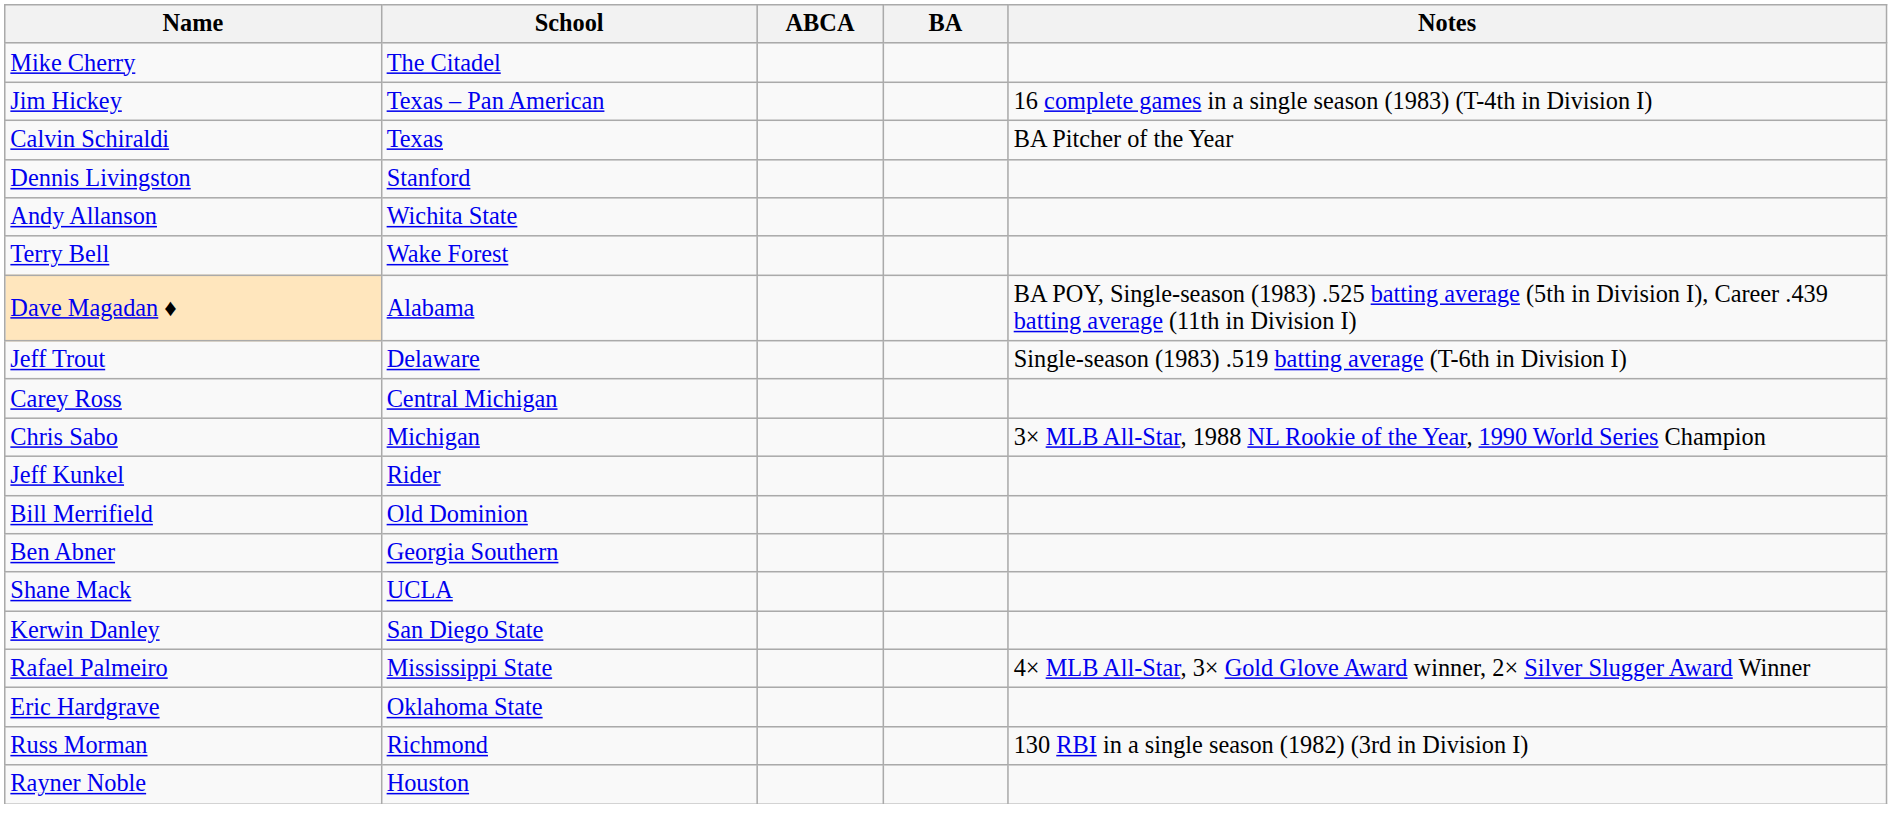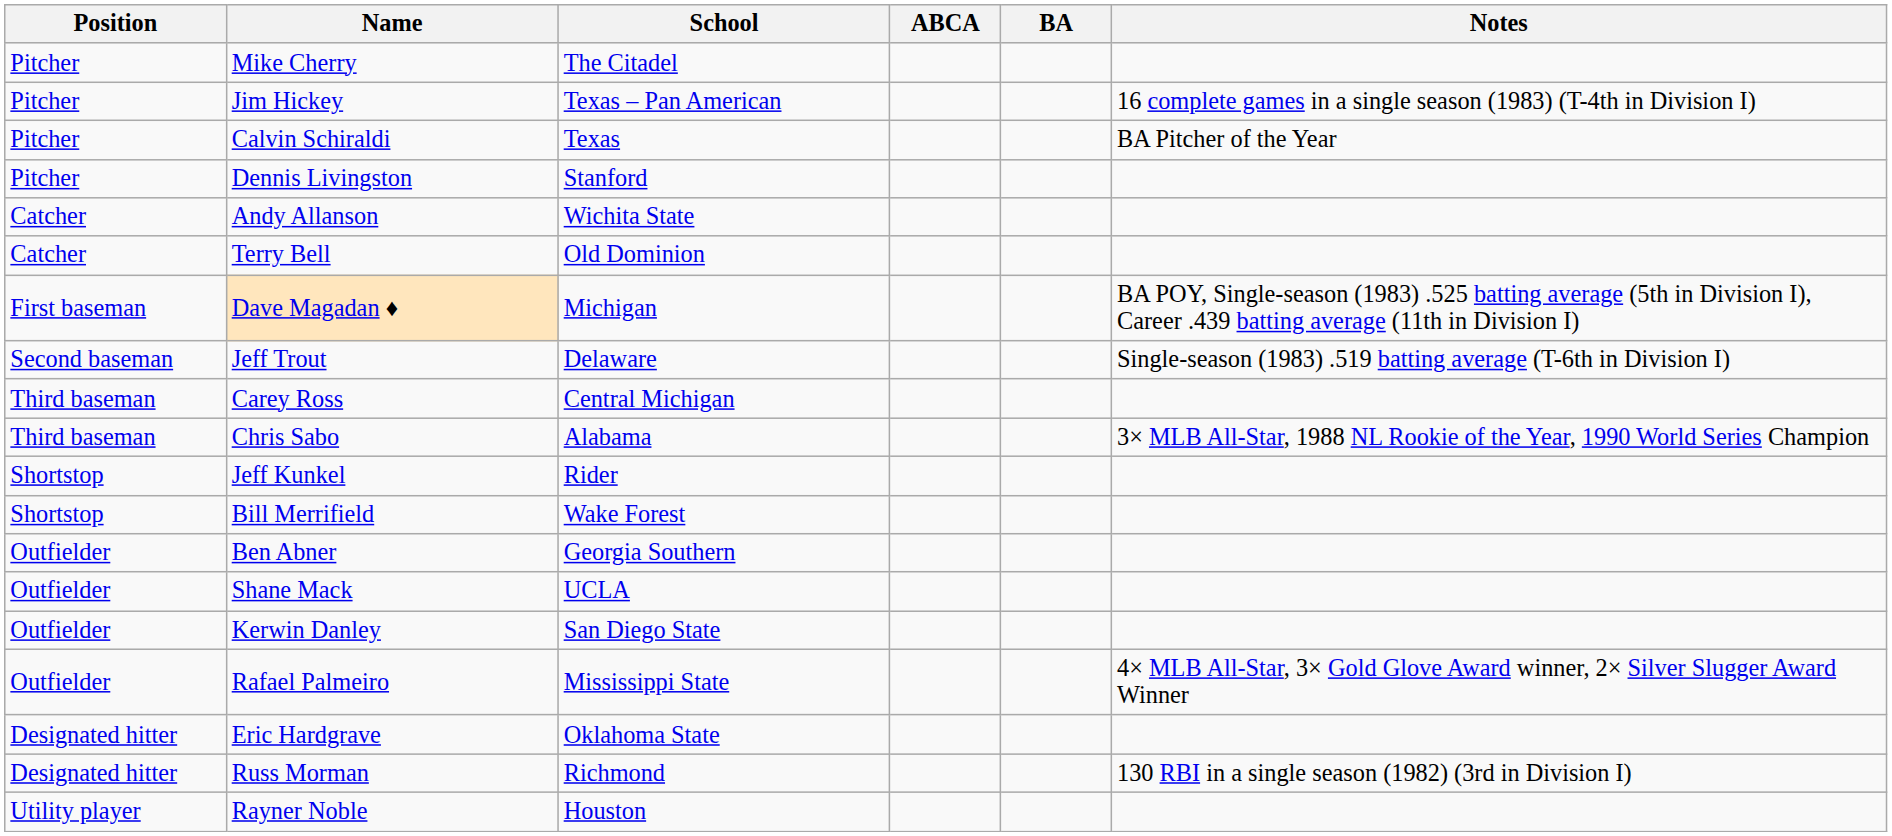+ column: (115, 23)
(447, 255) Wake Forest -> (634, 255) Old Dominion
(431, 307) Alabama -> (610, 307) Michigan
(433, 436) Michigan -> (608, 436) Alabama
(457, 513) Old Dominion -> (625, 513) Wake Forest
